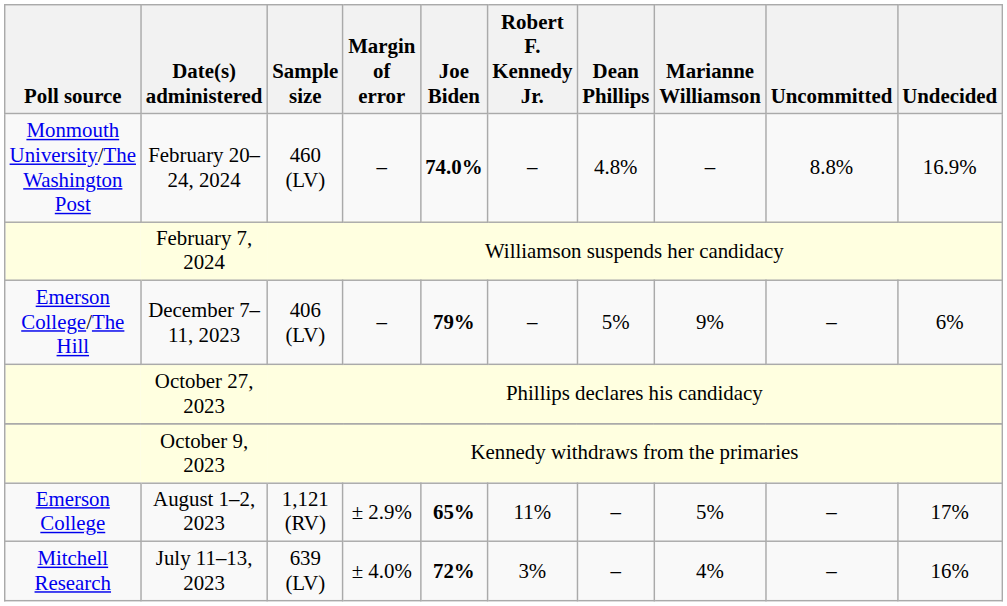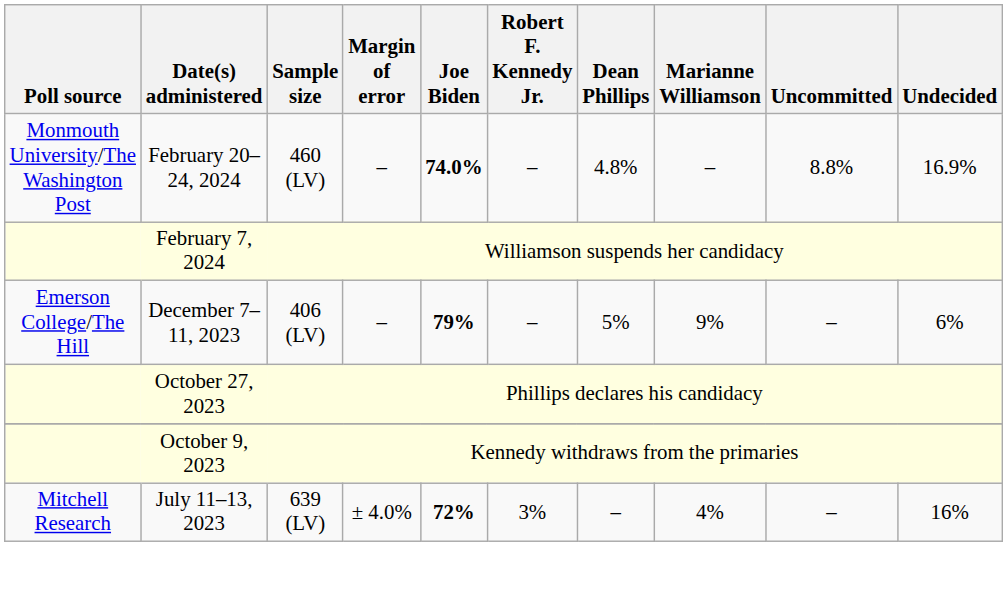- row: (204, 512)
